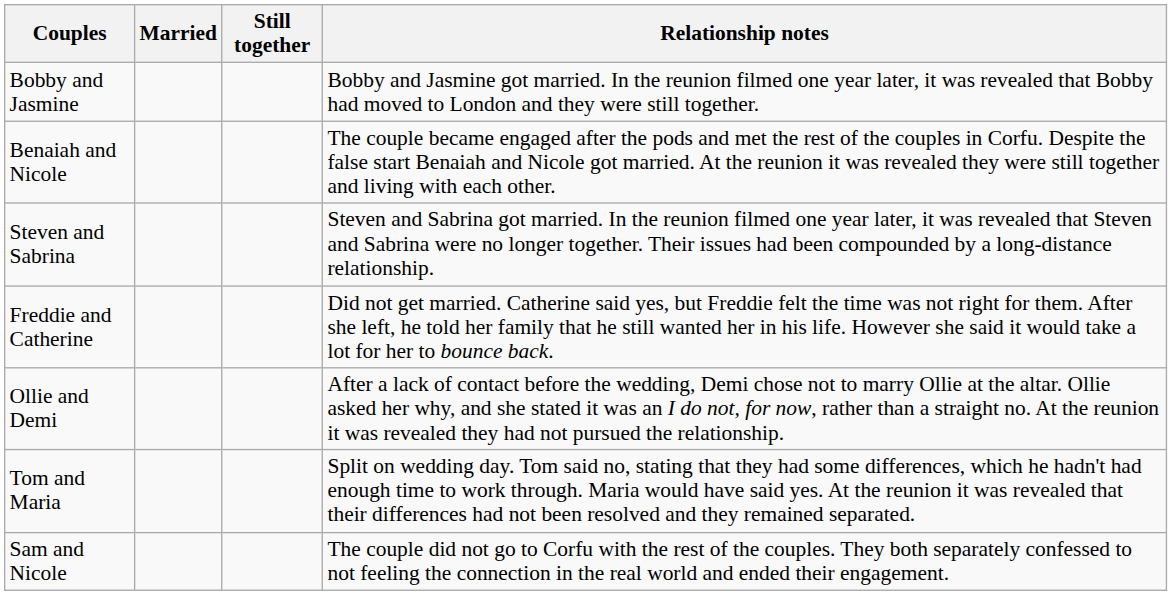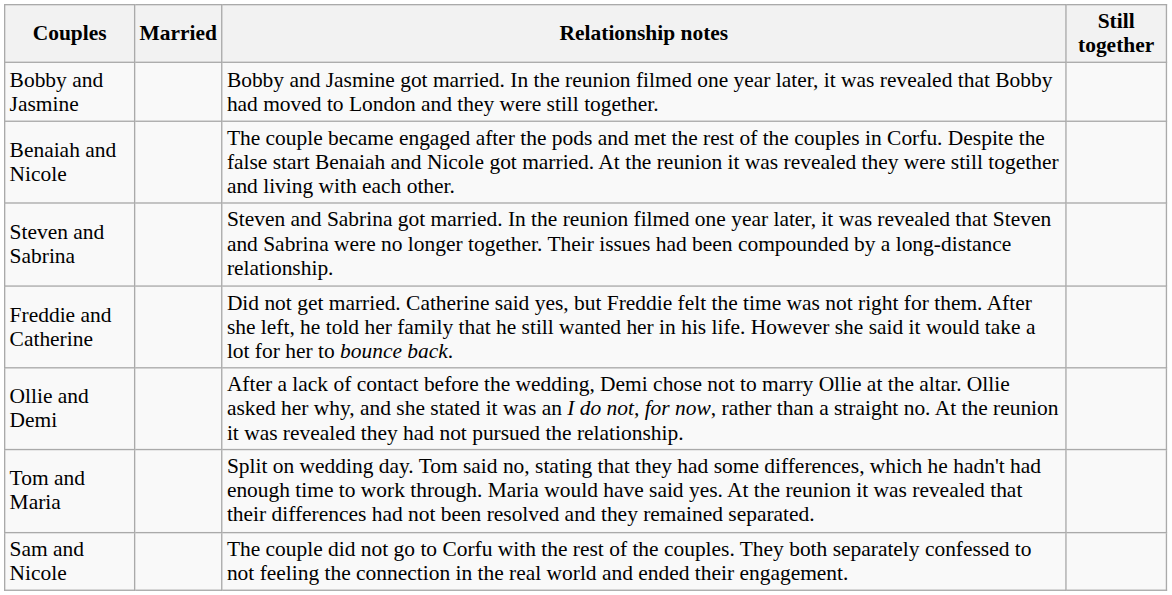columns swapped: (272, 33) <-> (744, 33)
